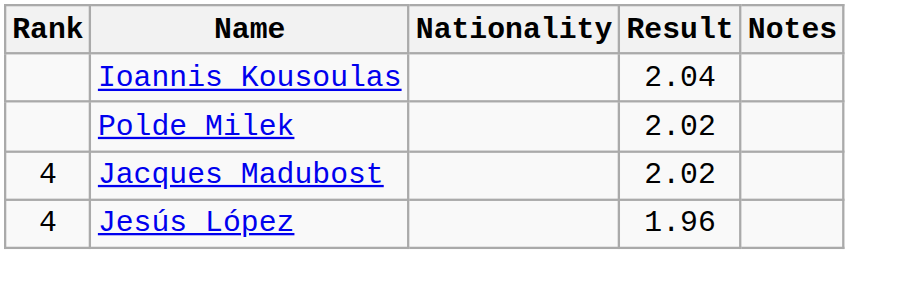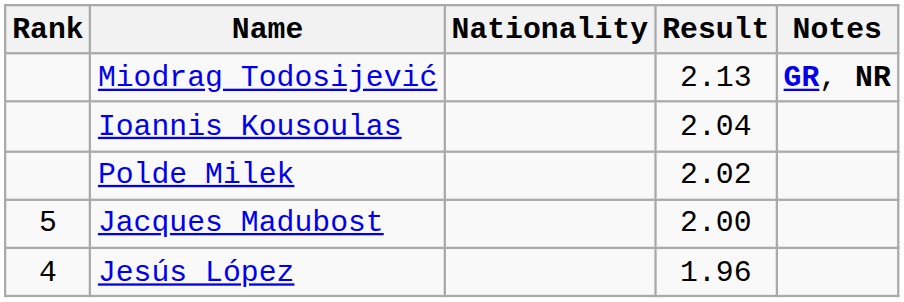+ row: (268, 78)
(48, 175) 4 -> (48, 223) 5
(680, 175) 2.02 -> (716, 223) 2.00
